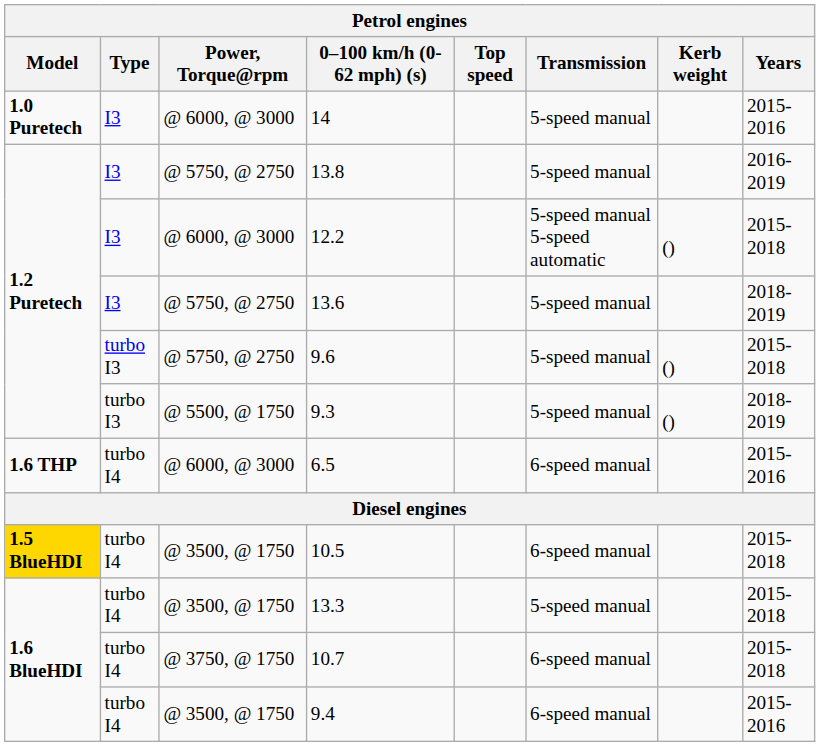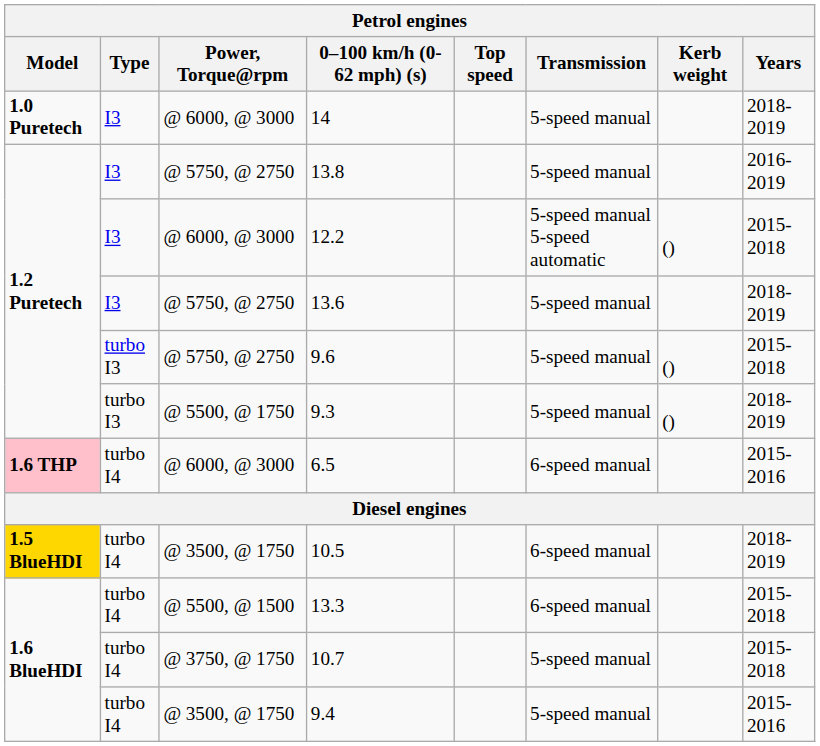(769, 117) 2015-2016 -> (769, 117) 2018-2019
(43, 465) no background -> (43, 465) pink background
(769, 551) 2015-2018 -> (769, 551) 2018-2019
(229, 605) @ 3500, @ 1750 -> (229, 605) @ 5500, @ 1500
(590, 605) 5-speed manual -> (590, 605) 6-speed manual
(590, 659) 6-speed manual -> (590, 659) 5-speed manual
(590, 713) 6-speed manual -> (590, 713) 5-speed manual
